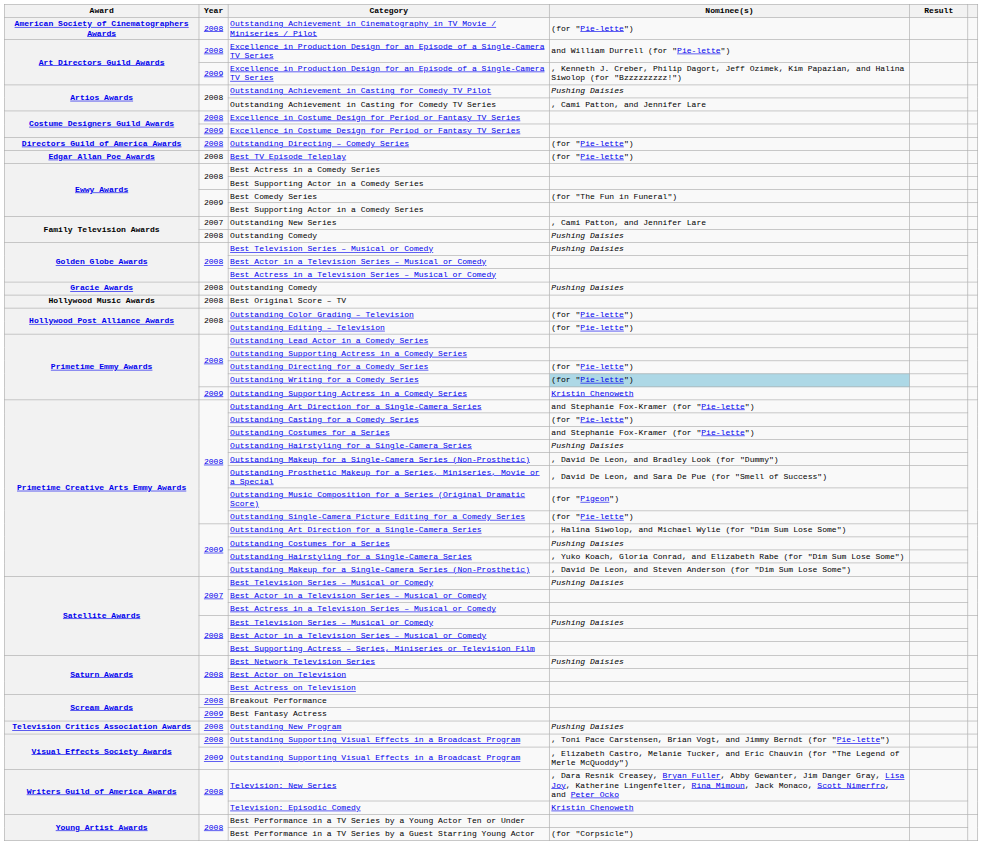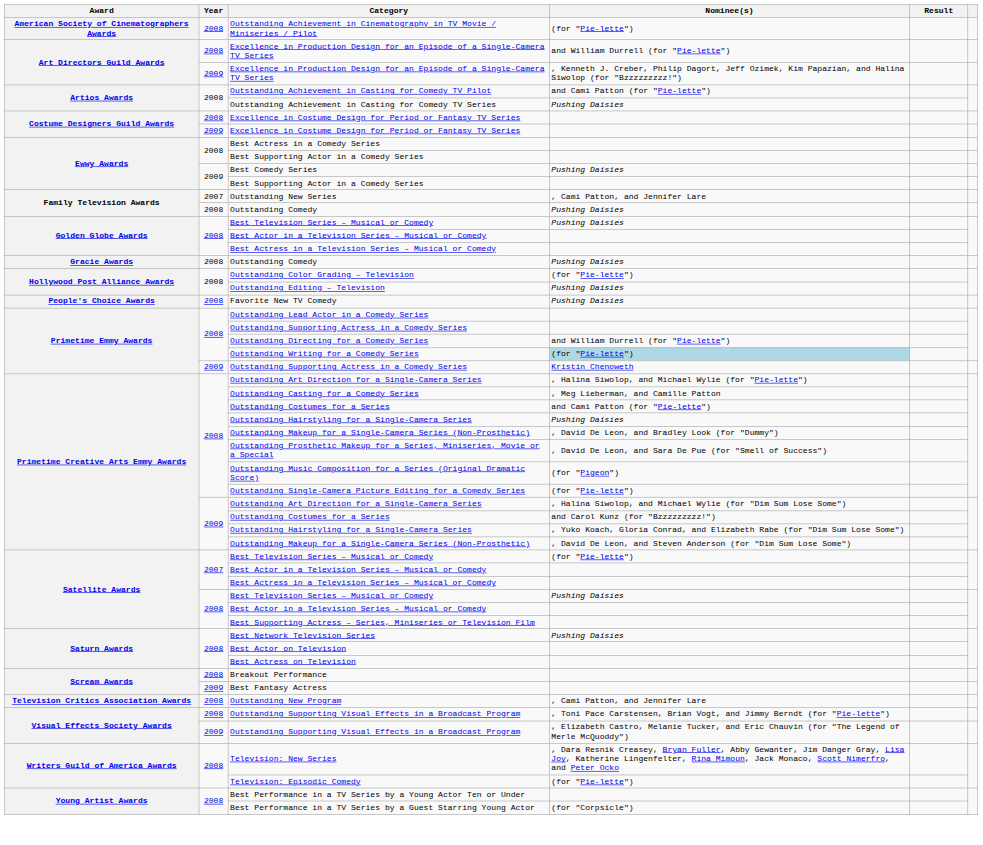(588, 91) Pushing Daisies -> (631, 91) and Cami Patton (for "Pie-lette")
(629, 104) , Cami Patton, and Jennifer Lare -> (588, 104) Pushing Daisies
- row: (214, 144)
- row: (214, 157)
(614, 196) (for "The Fun in Funeral") -> (588, 170) Pushing Daisies
- row: (214, 302)
(592, 328) (for "Pie-lette") -> (588, 288) Pushing Daisies
+ row: (214, 302)
(592, 367) (for "Pie-lette") -> (641, 341) and William Durrell (for "Pie-lette")
(653, 407) and Stephanie Fox-Kramer (for "Pie-lette") -> (680, 380) , Halina Siwolop, and Michael Wylie (for "Pie-lette")
(592, 420) (for "Pie-lette") -> (636, 393) , Meg Lieberman, and Camille Patton
(653, 433) and Stephanie Fox-Kramer (for "Pie-lette") -> (631, 407) and Cami Patton (for "Pie-lette")
(588, 543) Pushing Daisies -> (634, 517) and Carol Kunz (for "Bzzzzzzzzz!")
(588, 583) Pushing Daisies -> (592, 557) (for "Pie-lette")
(588, 727) Pushing Daisies -> (629, 701) , Cami Patton, and Jennifer Lare
(592, 808) Kristin Chenoweth -> (592, 781) (for "Pie-lette")
